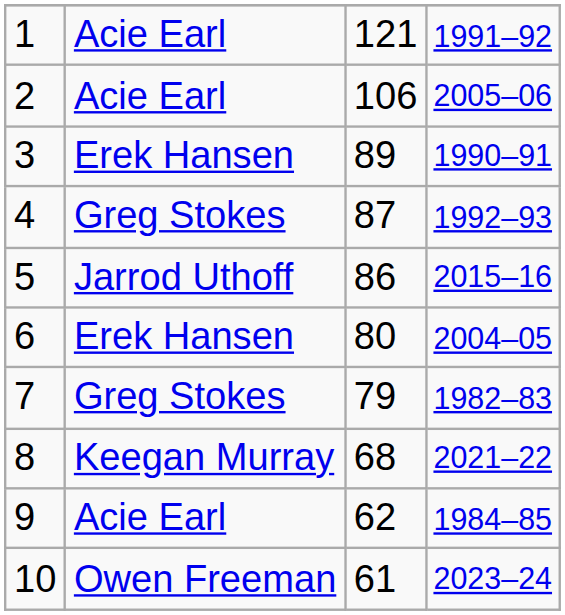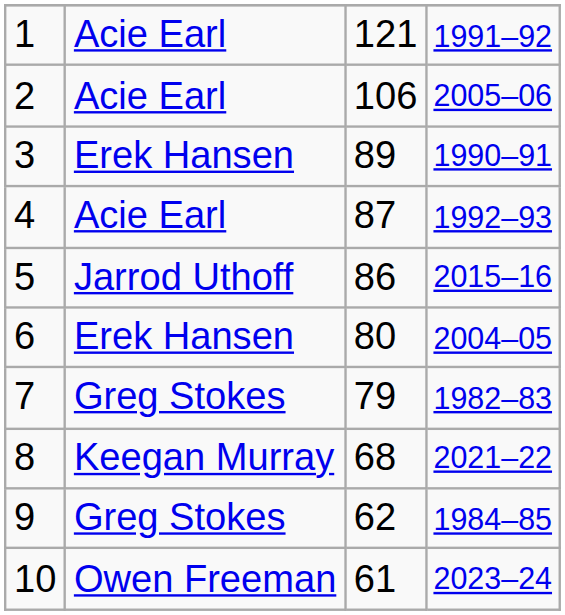(180, 215) Greg Stokes -> (150, 215) Acie Earl
(150, 517) Acie Earl -> (180, 517) Greg Stokes
